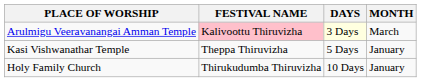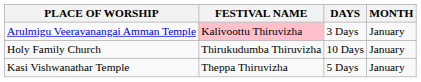(342, 31) lightyellow background -> (342, 31) no background
(384, 31) March -> (387, 31) January
rows swapped: (54, 67) <-> (68, 49)
